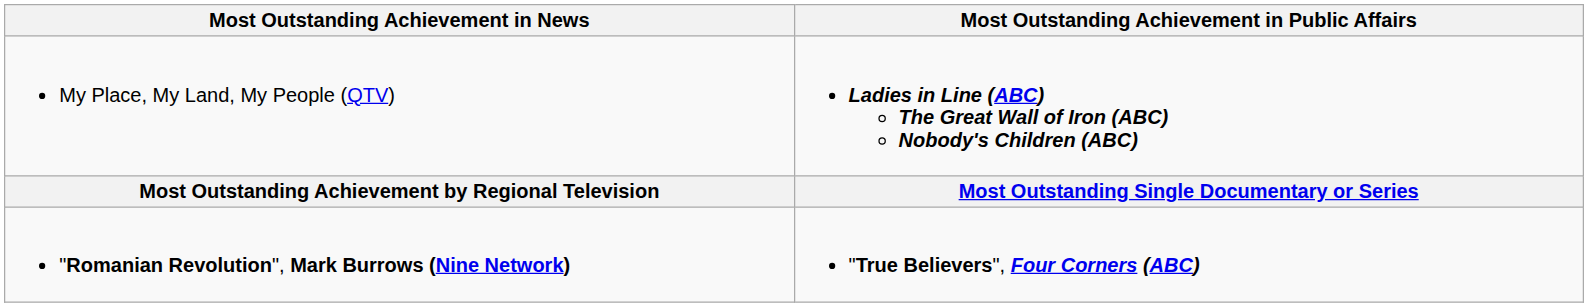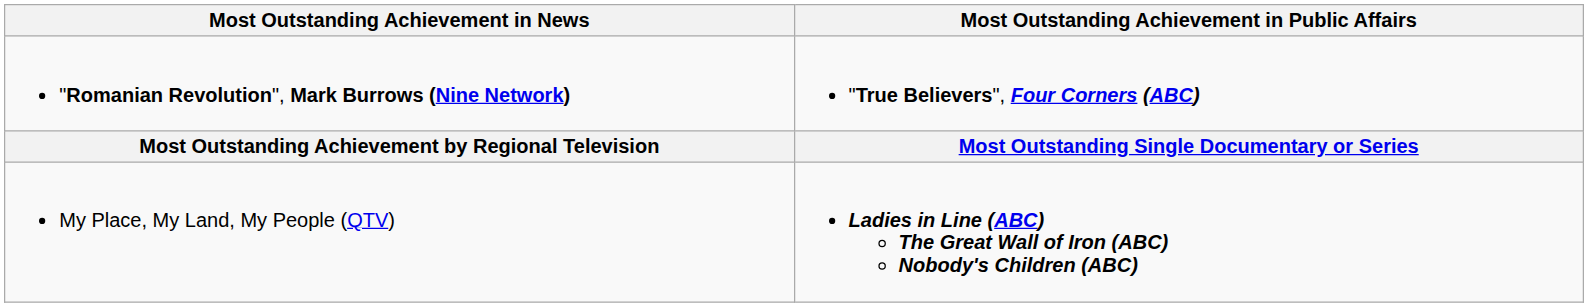rows swapped: (399, 266) <-> (399, 95)
